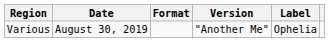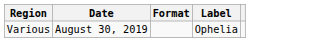- column: (232, 13)
